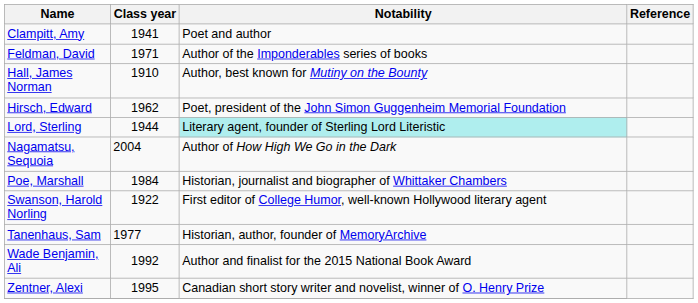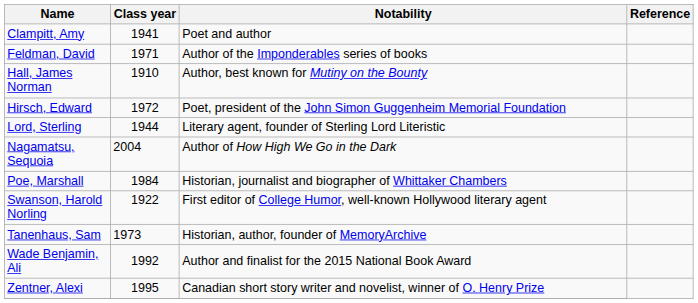(145, 107) 1962 -> (145, 107) 1972
(314, 127) paleturquoise background -> (314, 127) no background
(127, 234) 1977 -> (127, 234) 1973
